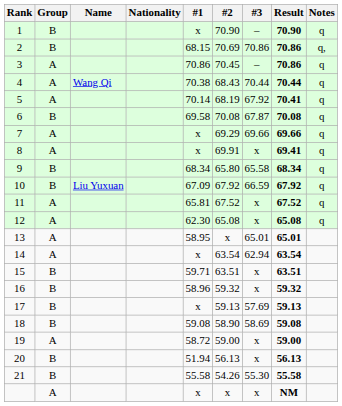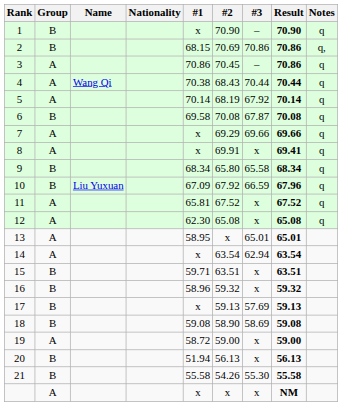(289, 99) 70.41 -> (289, 99) 70.14
(289, 185) 67.92 -> (289, 185) 67.96
